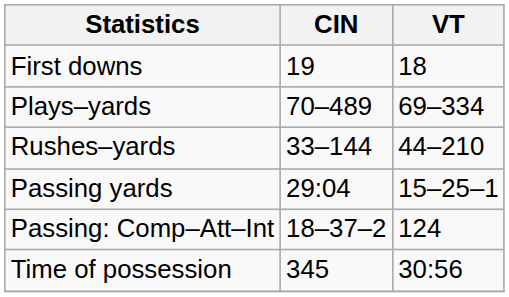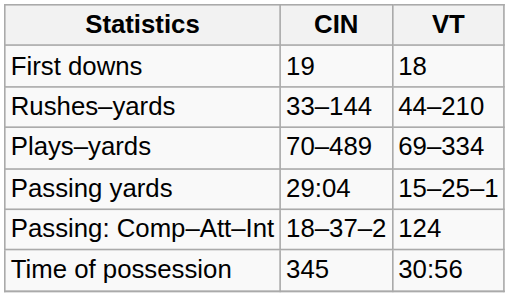rows swapped: (81, 106) <-> (93, 147)
